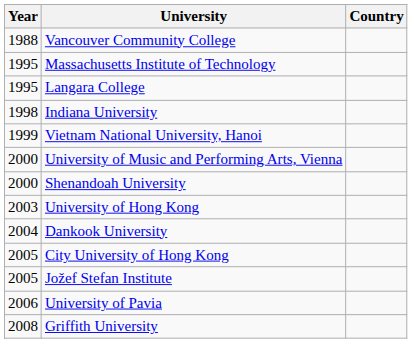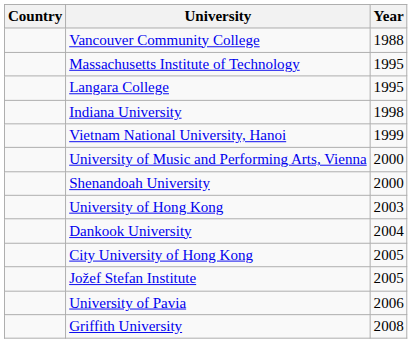columns swapped: (377, 16) <-> (23, 16)
